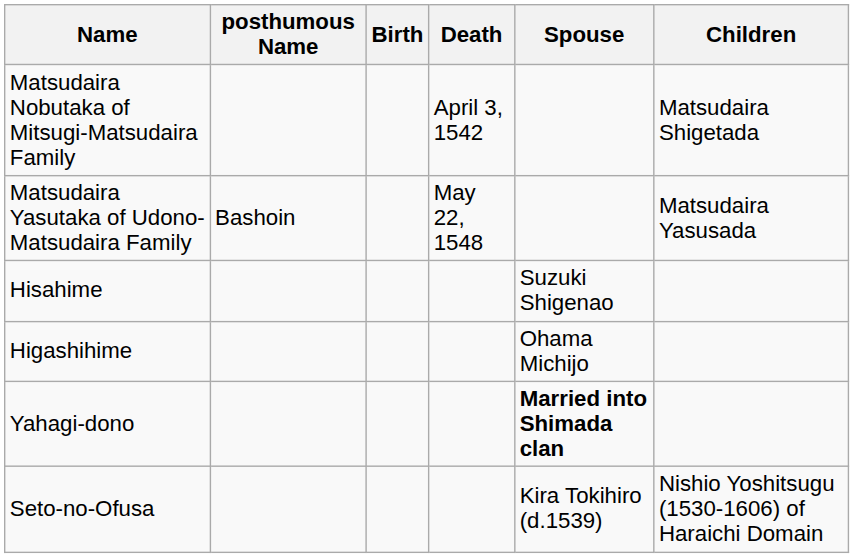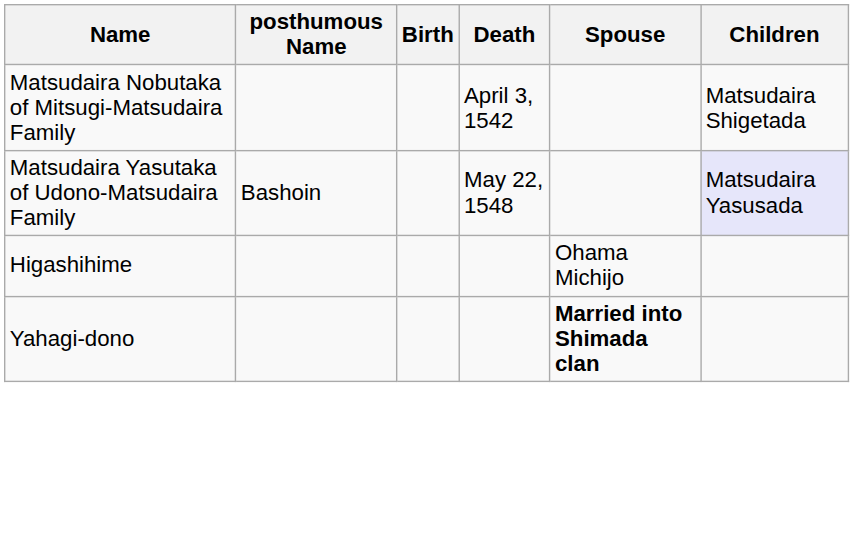(714, 217) no background -> (761, 192) lavender background
- row: (56, 290)
- row: (82, 508)
